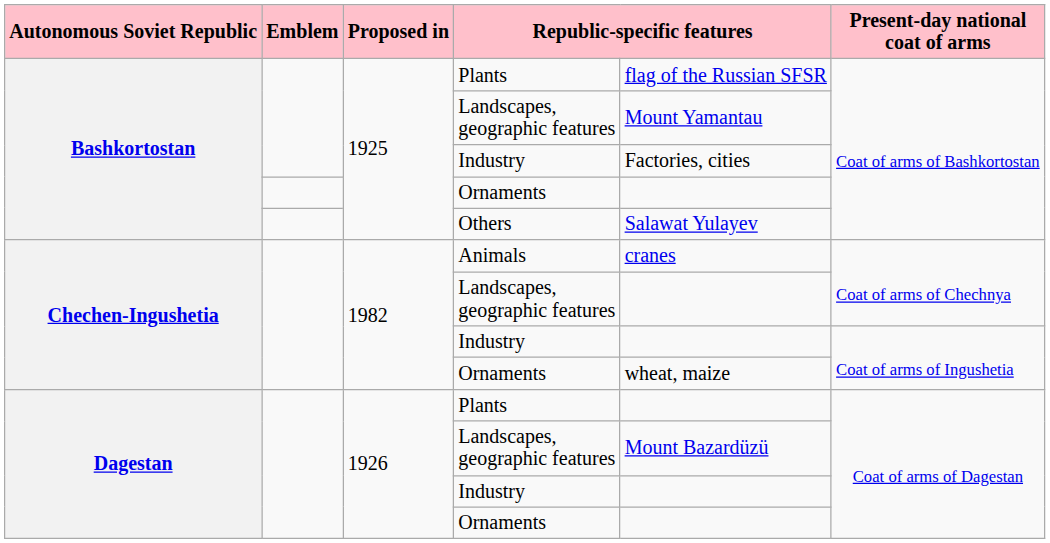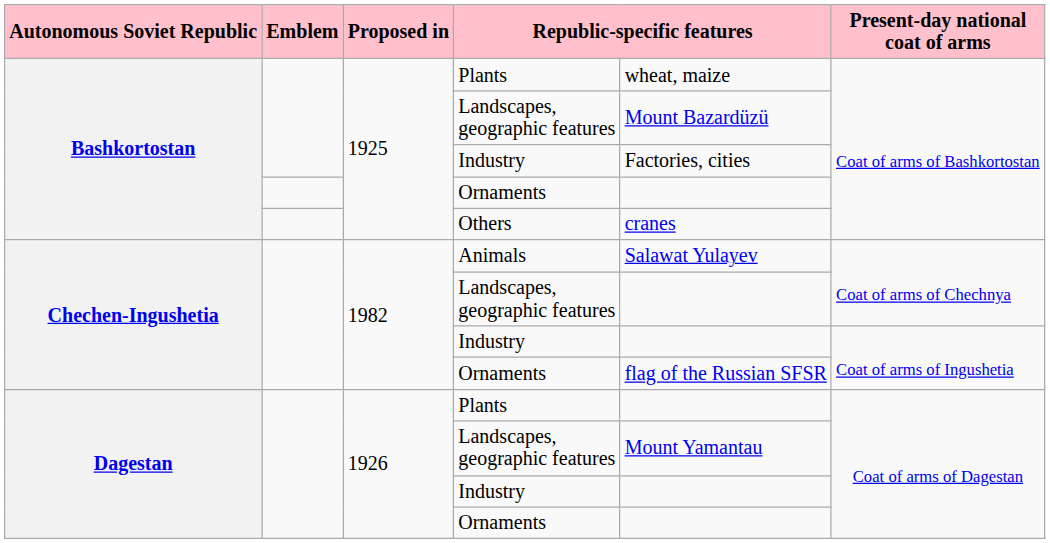(726, 74) flag of the Russian SFSR -> (677, 74) wheat, maize
(694, 117) Mount Yamantau -> (697, 117) Mount Bazardüzü
(691, 223) Salawat Yulayev -> (650, 223) cranes
(650, 255) cranes -> (691, 255) Salawat Yulayev
(677, 373) wheat, maize -> (726, 373) flag of the Russian SFSR
(697, 448) Mount Bazardüzü -> (694, 448) Mount Yamantau
